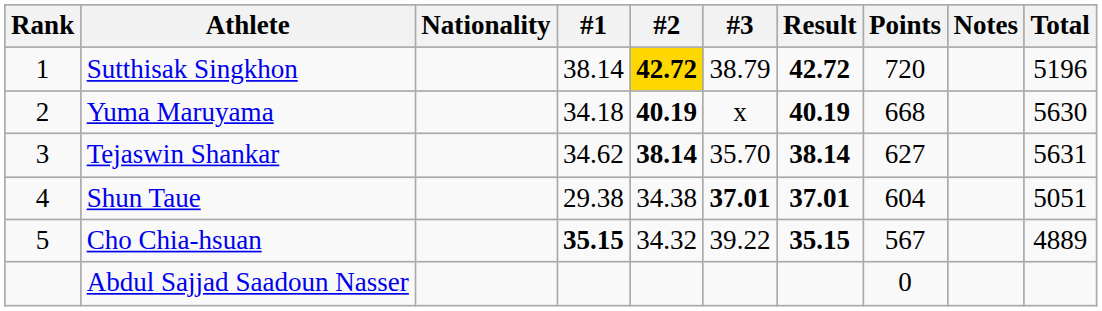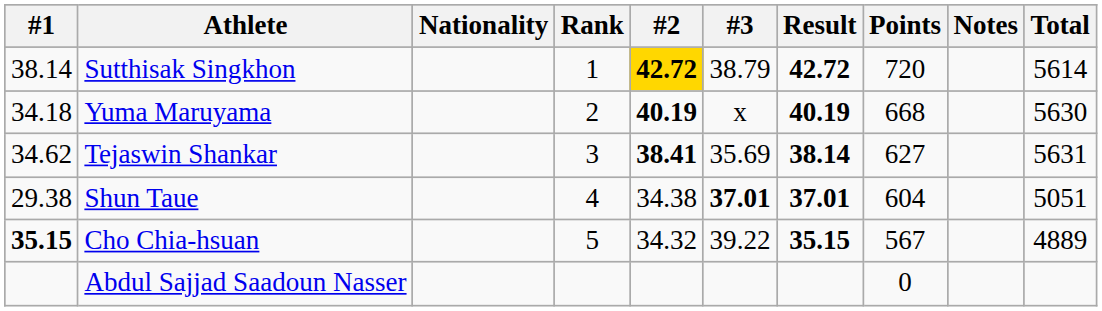columns swapped: (43, 25) <-> (593, 25)
(1060, 68) 5196 -> (1060, 68) 5614
(667, 154) 38.14 -> (667, 154) 38.41
(740, 154) 35.70 -> (740, 154) 35.69
